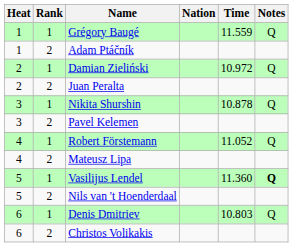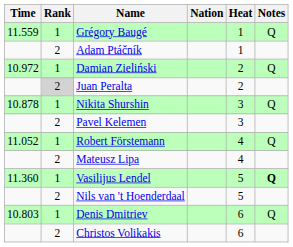columns swapped: (19, 13) <-> (237, 13)
(49, 86) no background -> (57, 86) lightgrey background
